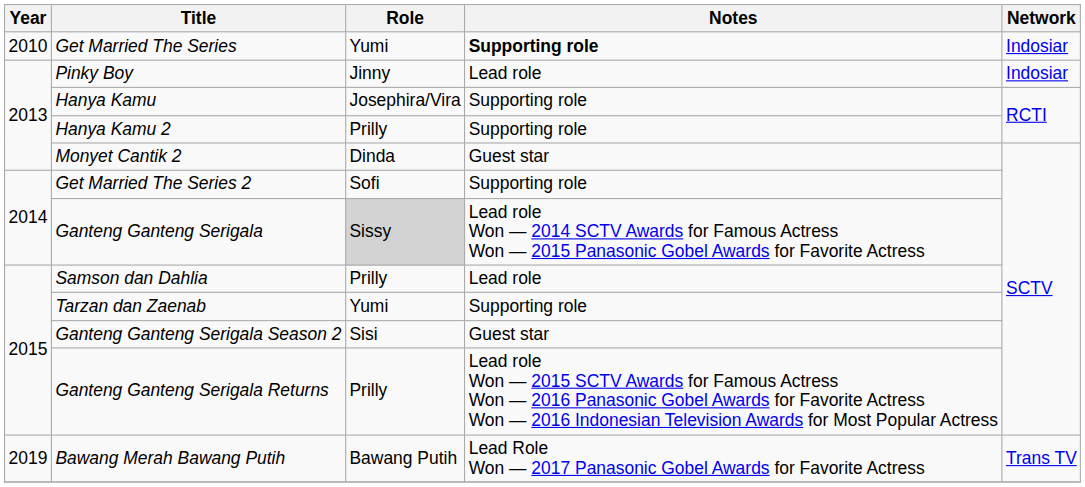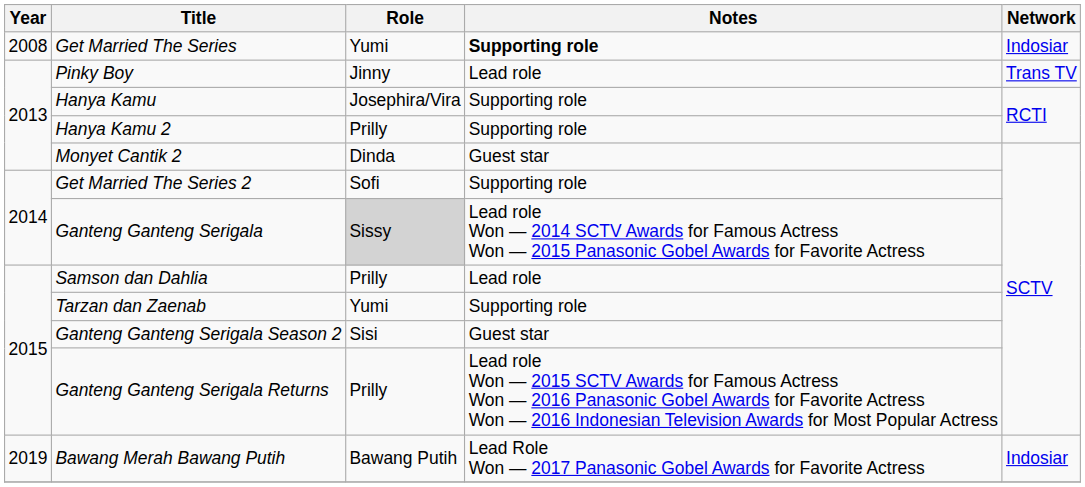(28, 45) 2010 -> (28, 45) 2008
(1037, 73) Indosiar -> (1041, 73) Trans TV
(1041, 458) Trans TV -> (1037, 458) Indosiar
